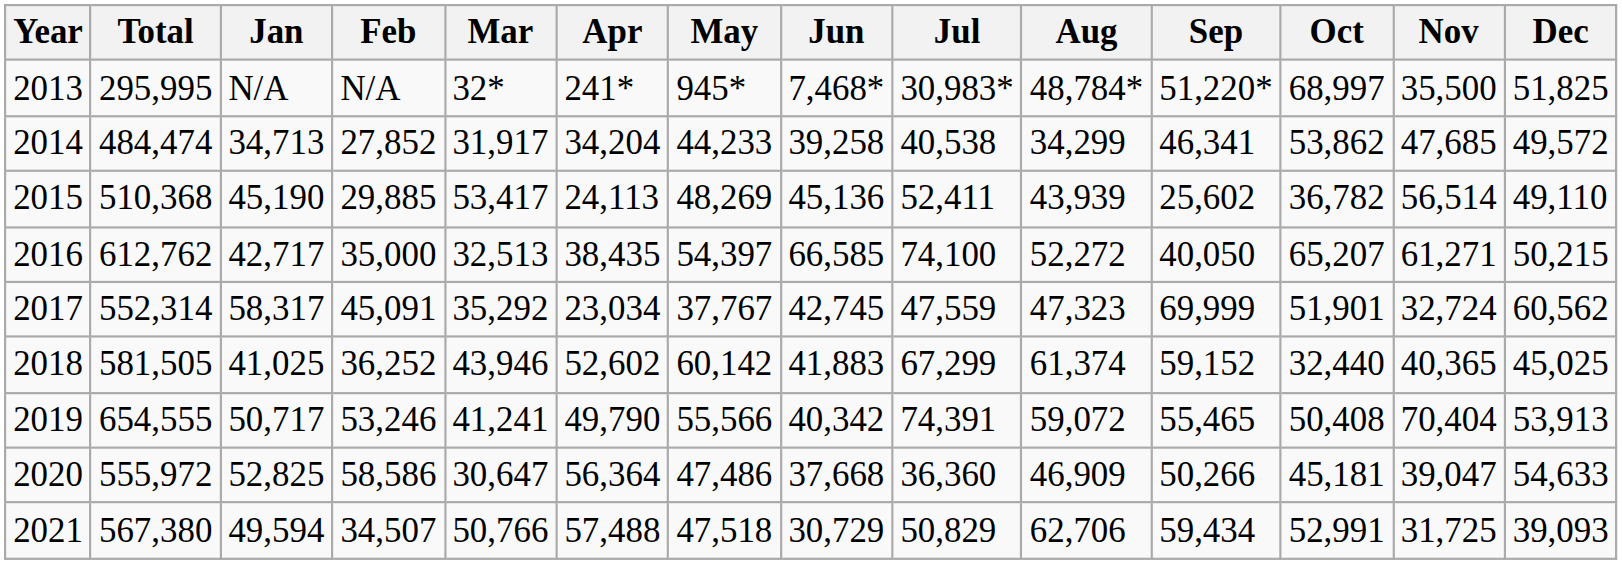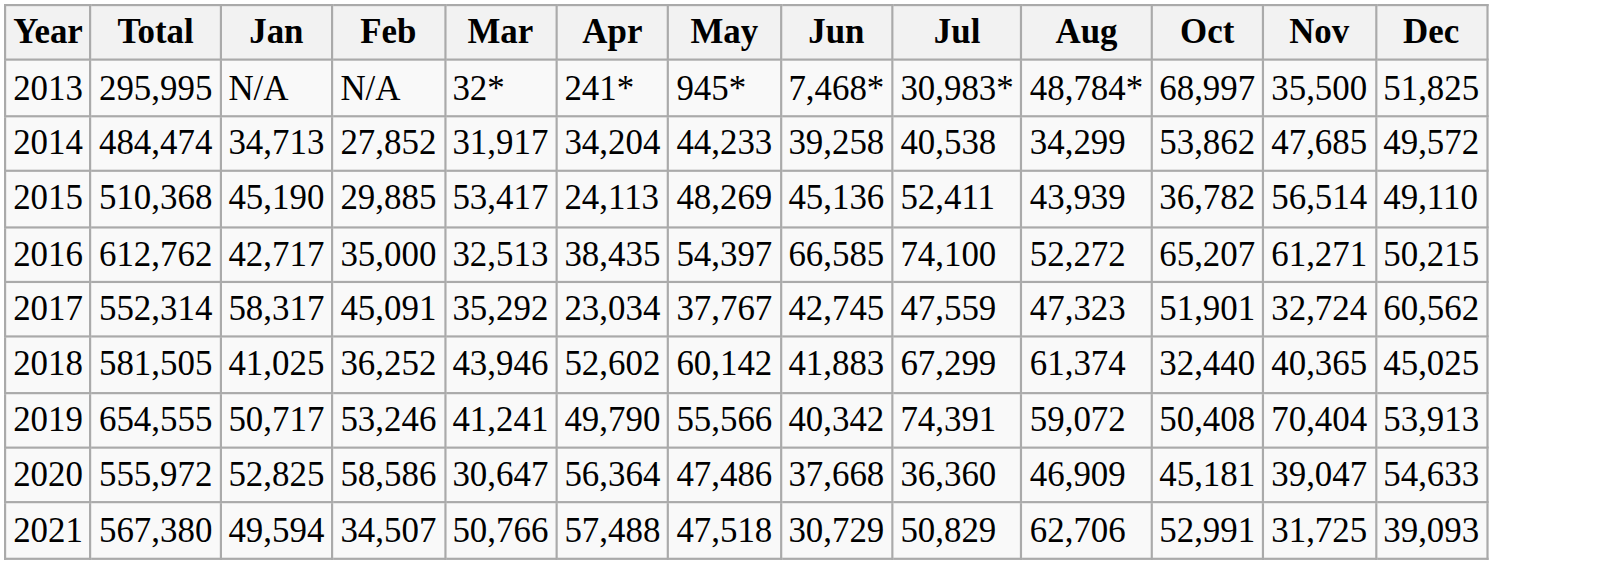- column: (1216, 32)
